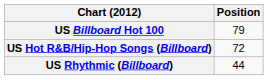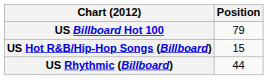(239, 48) 72 -> (239, 48) 15
